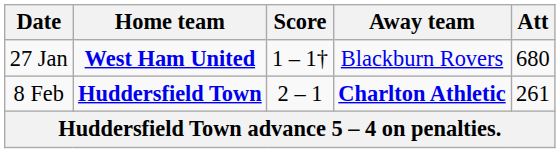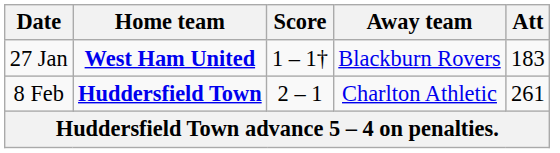(533, 57) 680 -> (528, 57) 183
(422, 93) bold -> (419, 93) normal
